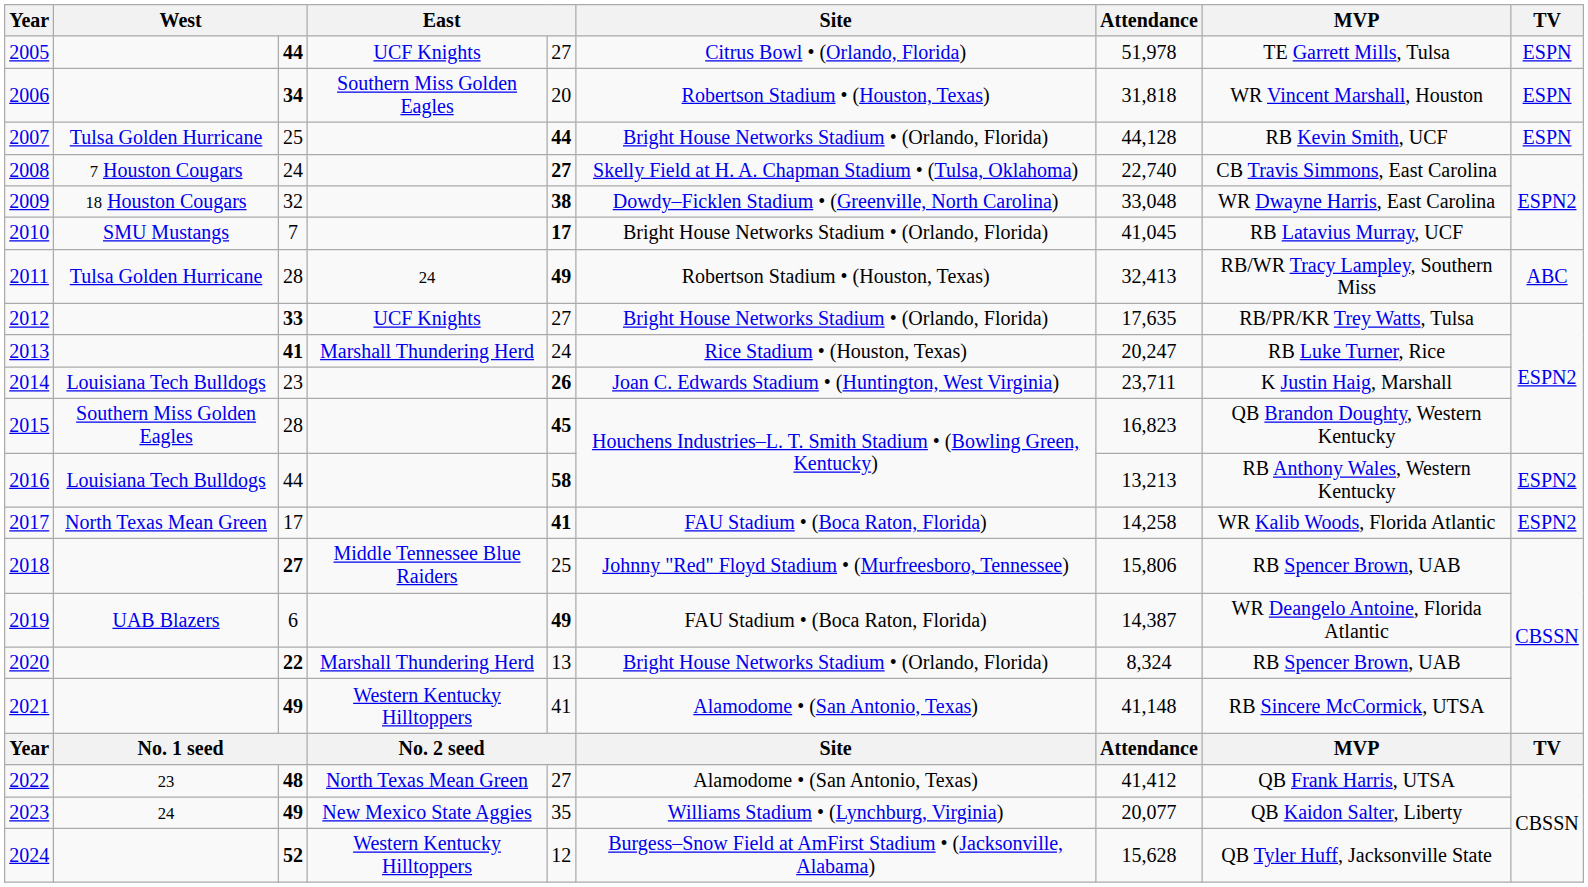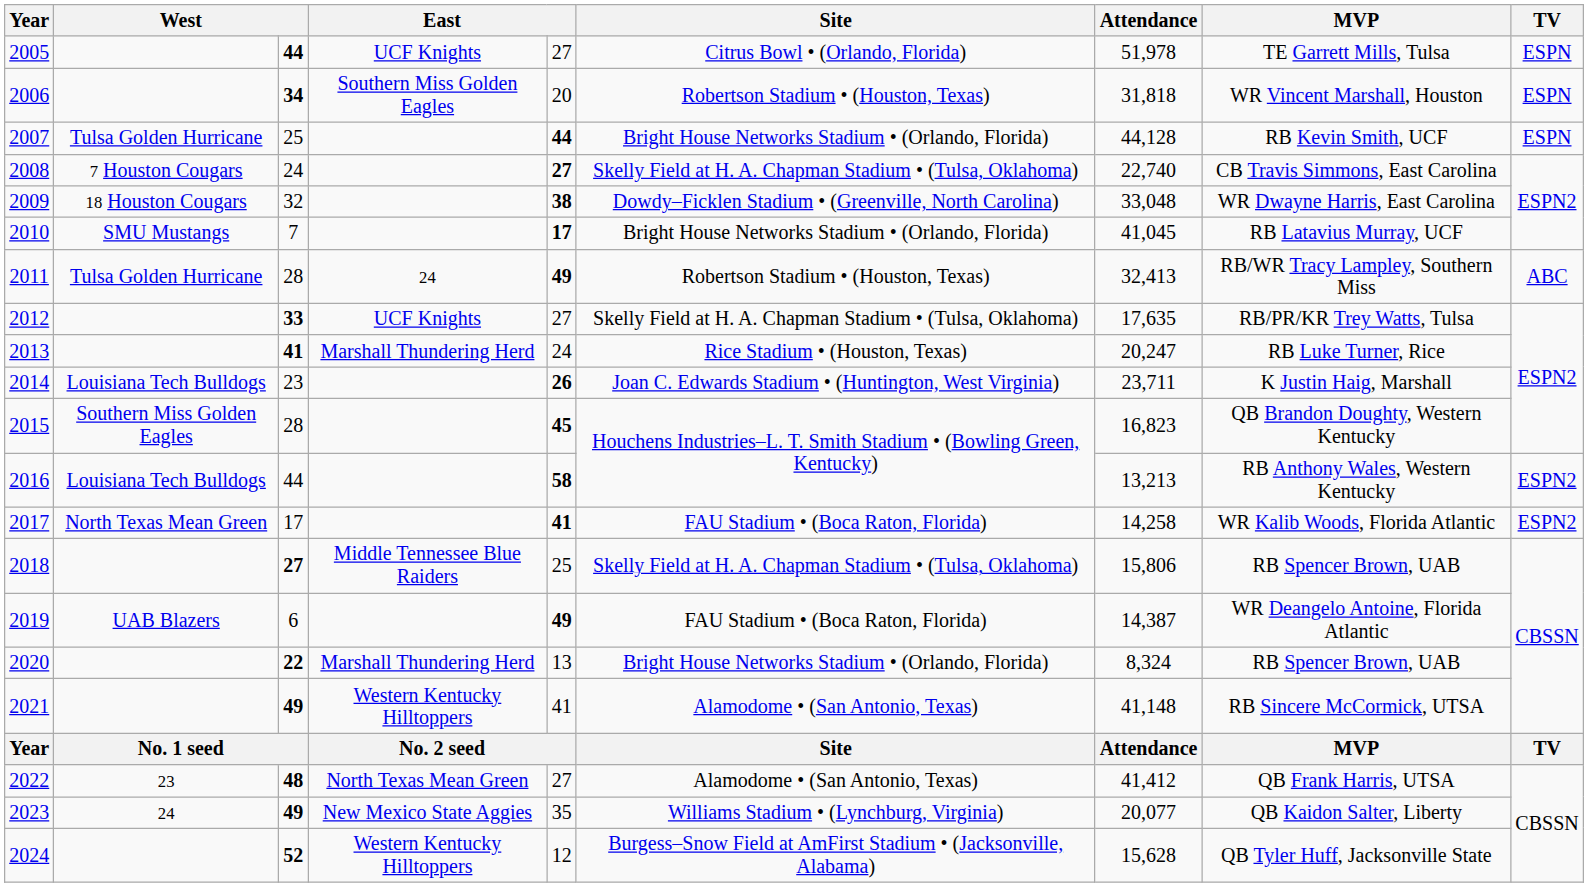(836, 319) Bright House Networks Stadium • (Orlando, Florida) -> (836, 319) Skelly Field at H. A. Chapman Stadium • (Tulsa, Oklahoma)
(836, 565) Johnny "Red" Floyd Stadium • (Murfreesboro, Tennessee) -> (836, 565) Skelly Field at H. A. Chapman Stadium • (Tulsa, Oklahoma)
